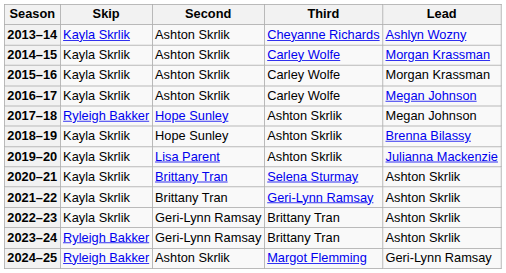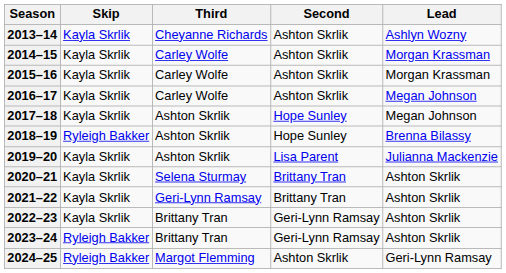columns swapped: (323, 14) <-> (208, 14)
(106, 116) Ryleigh Bakker -> (97, 116) Kayla Skrlik
(97, 136) Kayla Skrlik -> (106, 136) Ryleigh Bakker
